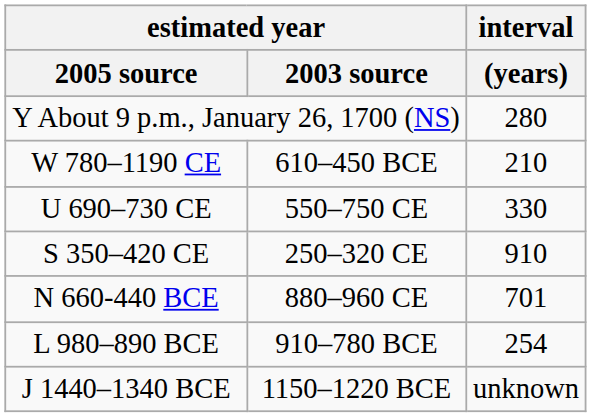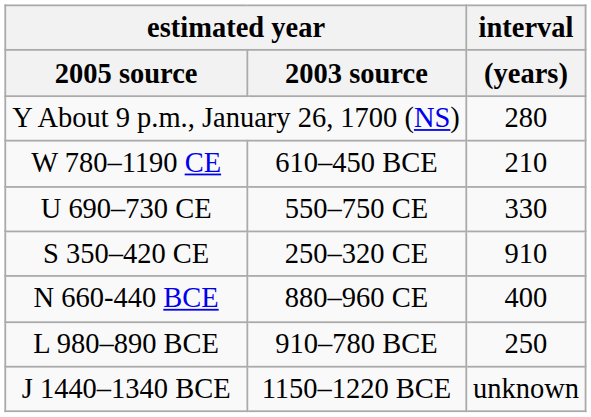(526, 298) 701 -> (526, 298) 400
(526, 343) 254 -> (526, 343) 250
